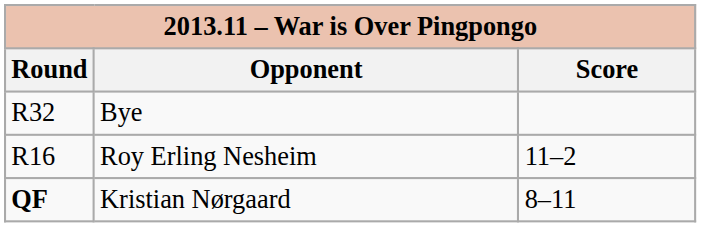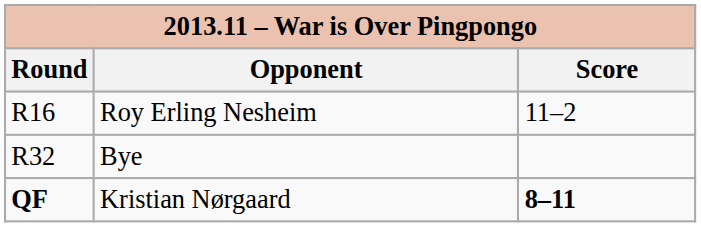rows swapped: (121, 112) <-> (208, 156)
(551, 199) normal -> (550, 199) bold
